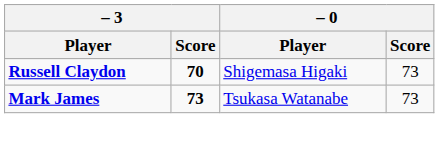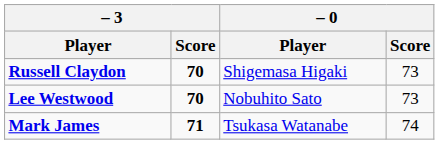+ row: (61, 98)
(195, 98) 73 -> (195, 125) 71
(410, 98) 73 -> (410, 125) 74
